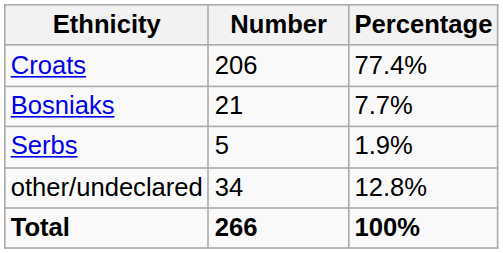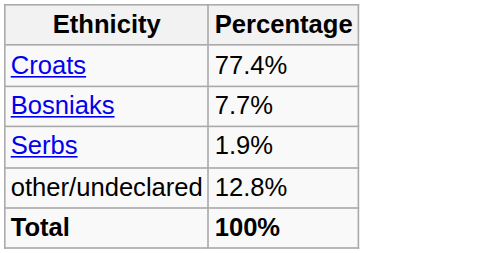- column: (279, 24)
